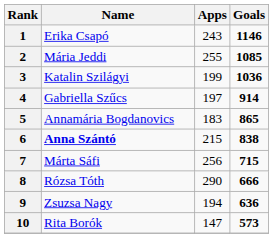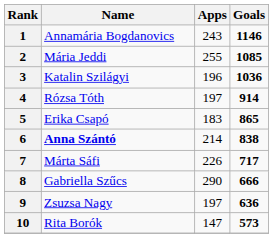(76, 35) Erika Csapó -> (109, 35) Annamária Bogdanovics
(212, 77) 199 -> (212, 77) 196
(85, 98) Gabriella Szűcs -> (74, 98) Rózsa Tóth
(109, 118) Annamária Bogdanovics -> (76, 118) Erika Csapó
(212, 139) 215 -> (212, 139) 214
(212, 160) 256 -> (212, 160) 226
(249, 160) 715 -> (249, 160) 717
(74, 181) Rózsa Tóth -> (85, 181) Gabriella Szűcs
(212, 202) 194 -> (212, 202) 197
